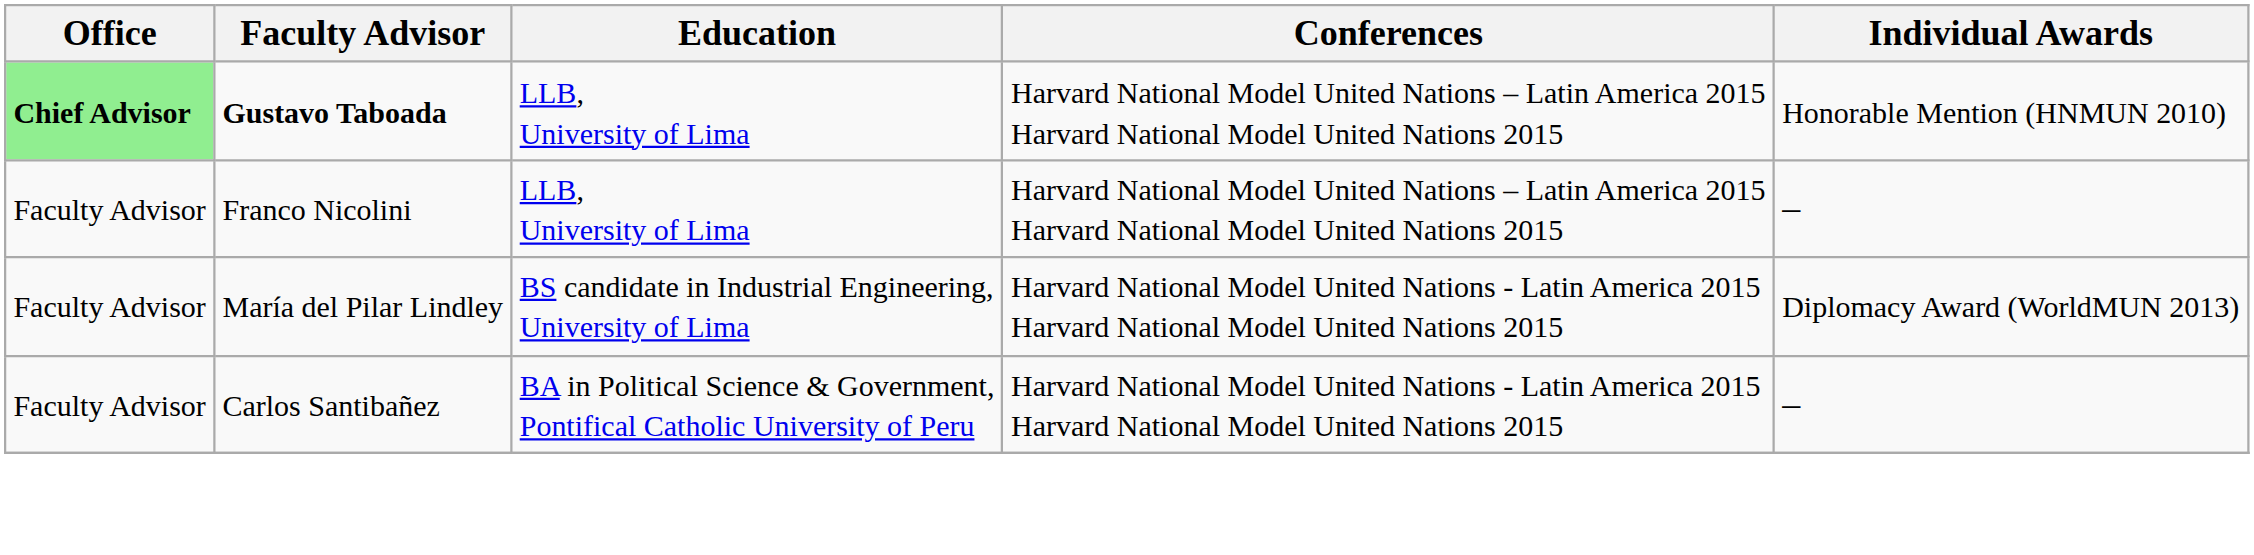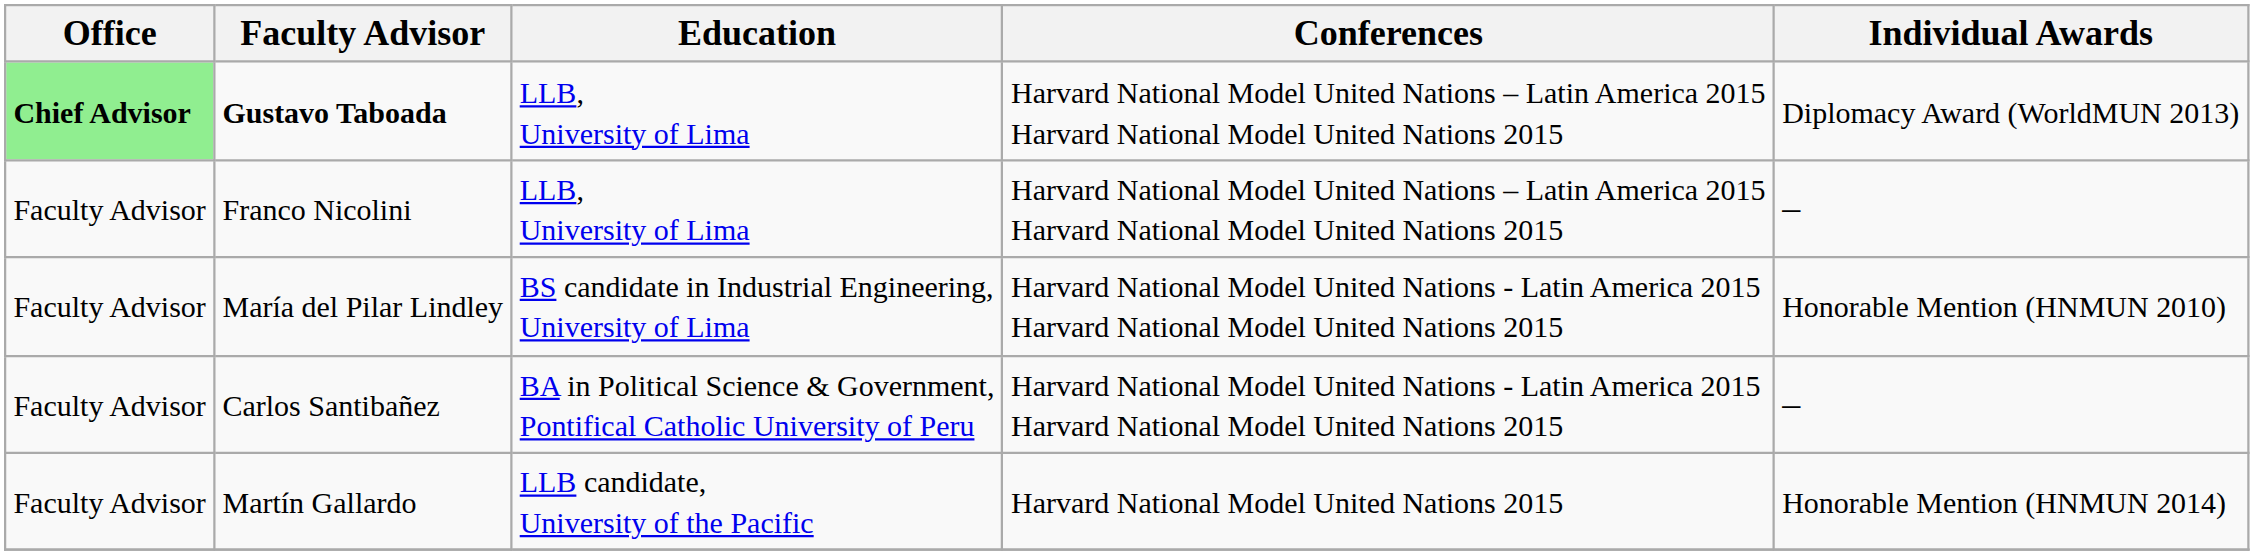(2004, 112) Honorable Mention (HNMUN 2010) -> (2011, 112) Diplomacy Award (WorldMUN 2013)
(2011, 307) Diplomacy Award (WorldMUN 2013) -> (2004, 307) Honorable Mention (HNMUN 2010)
+ row: (319, 503)
